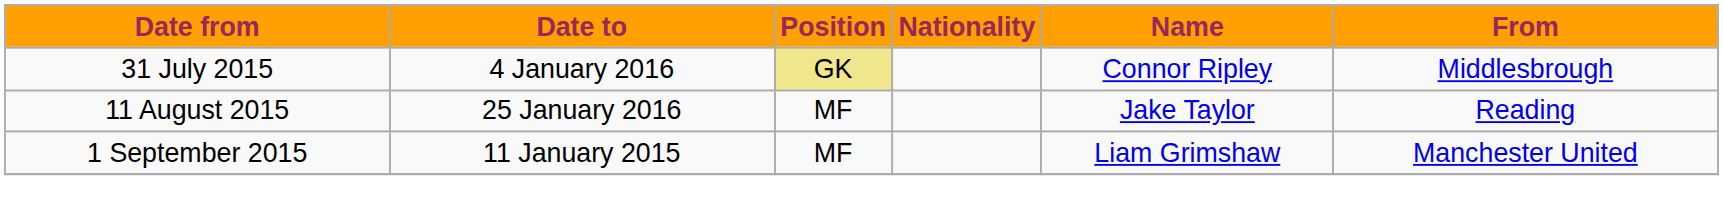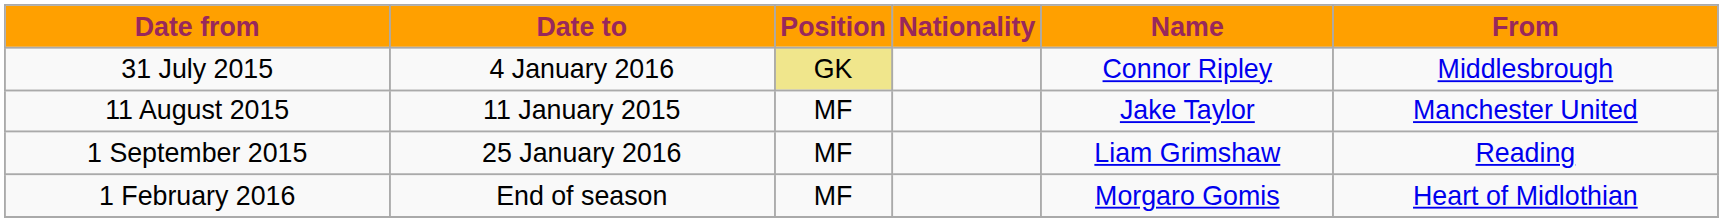(582, 111) 25 January 2016 -> (582, 111) 11 January 2015
(1525, 111) Reading -> (1525, 111) Manchester United
(582, 153) 11 January 2015 -> (582, 153) 25 January 2016
(1525, 153) Manchester United -> (1525, 153) Reading
+ row: (197, 196)
